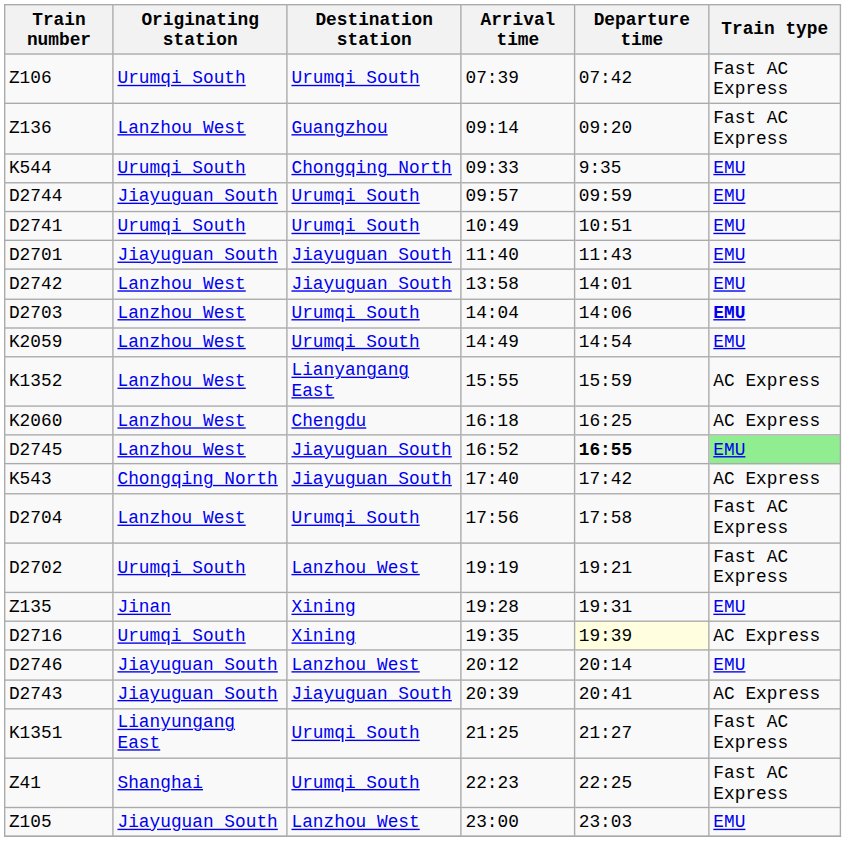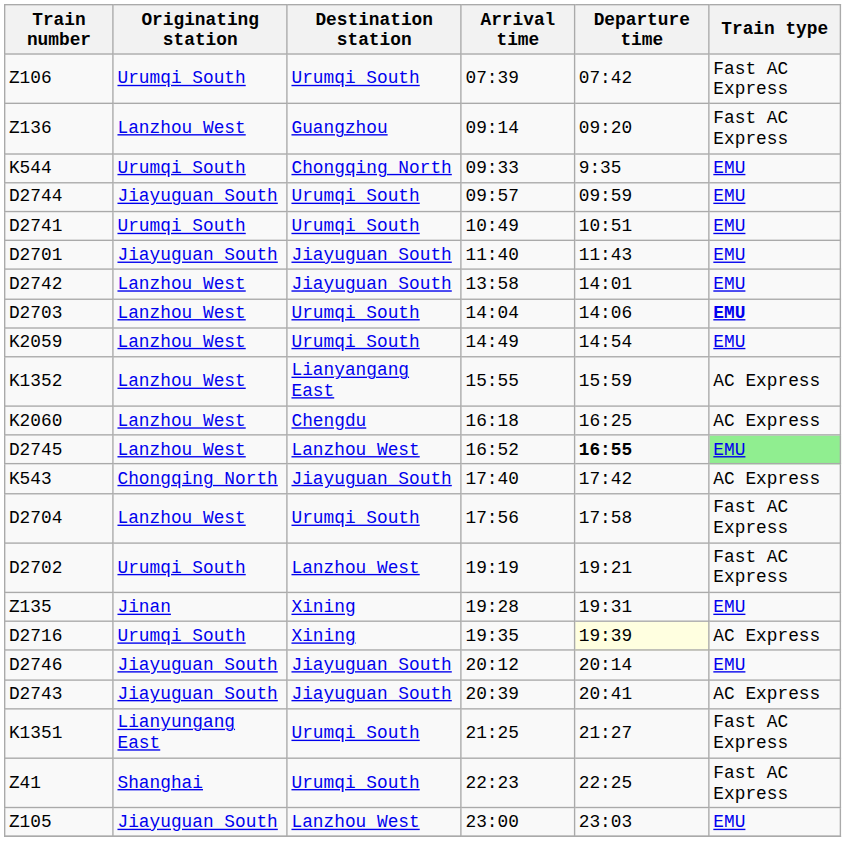(372, 450) Jiayuguan South -> (356, 450) Lanzhou West
(356, 665) Lanzhou West -> (372, 665) Jiayuguan South
